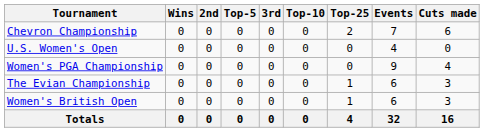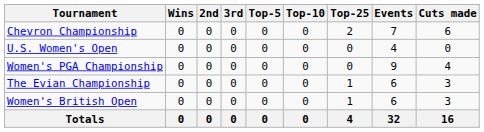columns swapped: (271, 13) <-> (240, 13)
